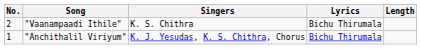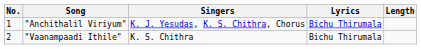rows swapped: (76, 37) <-> (73, 24)
